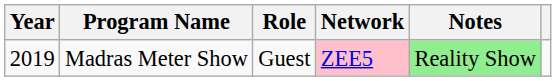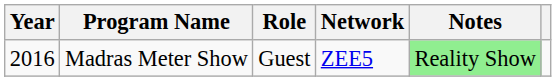(32, 57) 2019 -> (32, 57) 2016
(347, 57) pink background -> (347, 57) no background
